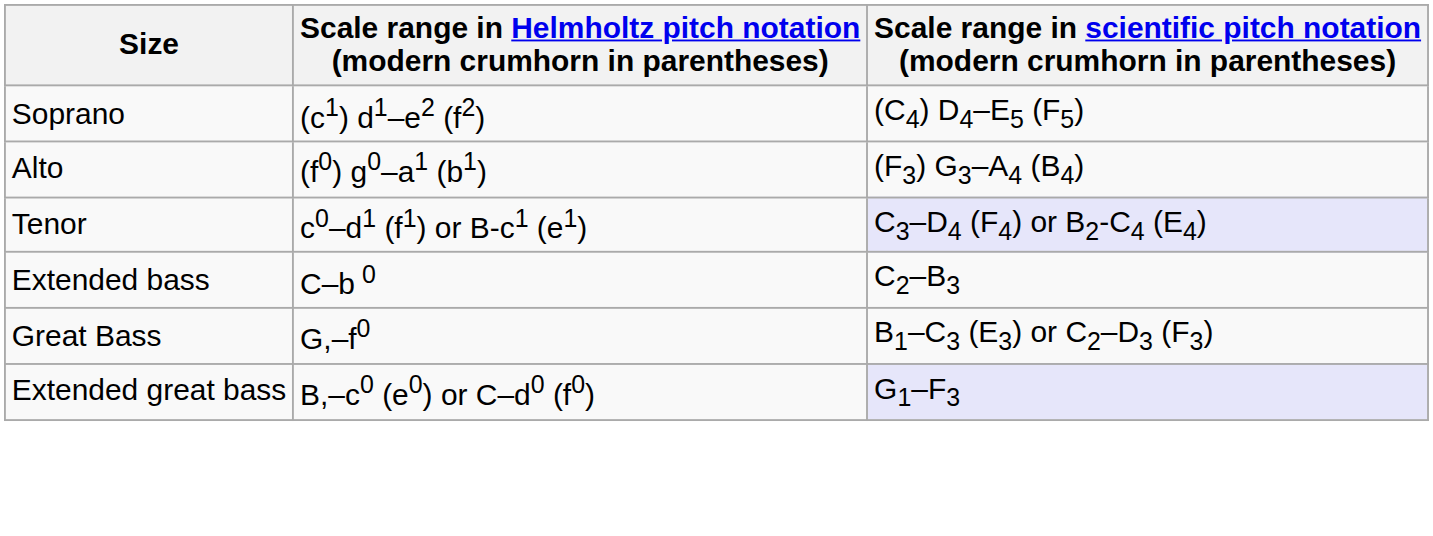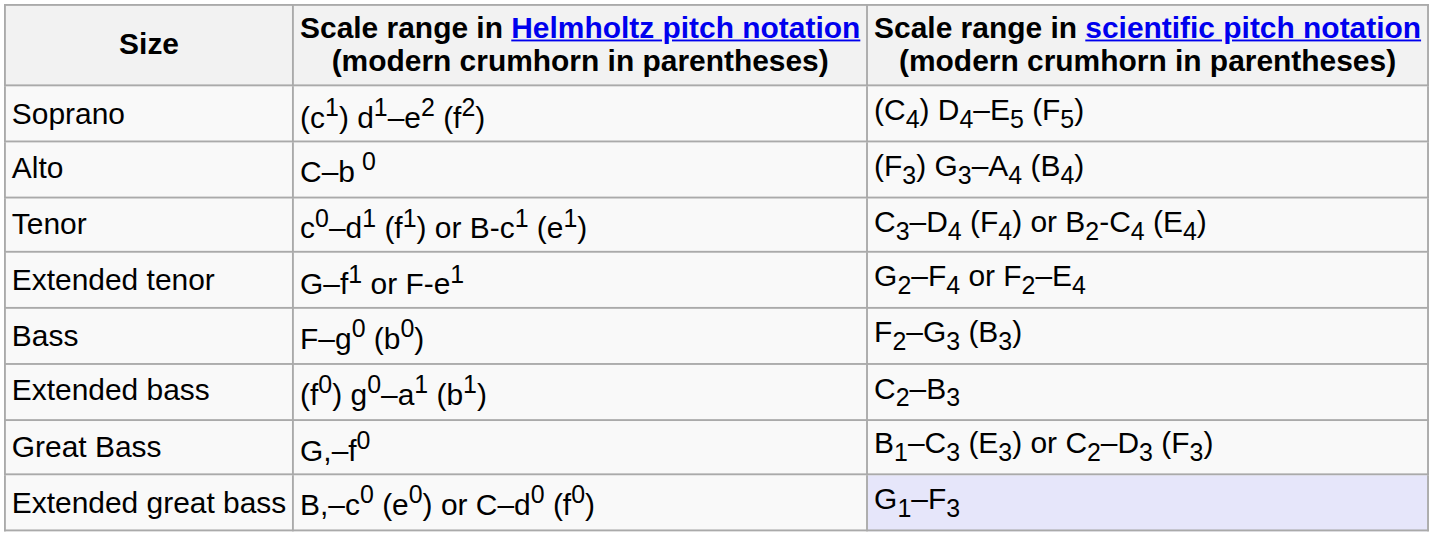(394, 168) (f0) g0–a1 (b1) -> (338, 168) C–b 0
(1040, 225) lavender background -> (1040, 225) no background
+ row: (113, 280)
+ row: (45, 335)
(338, 280) C–b 0 -> (394, 391) (f0) g0–a1 (b1)
